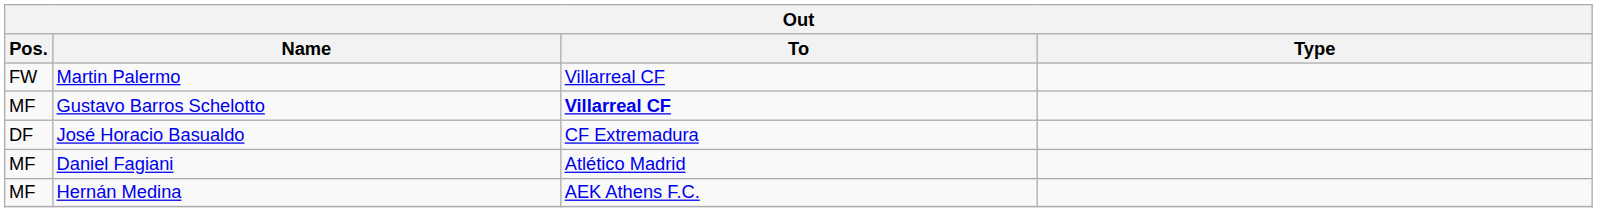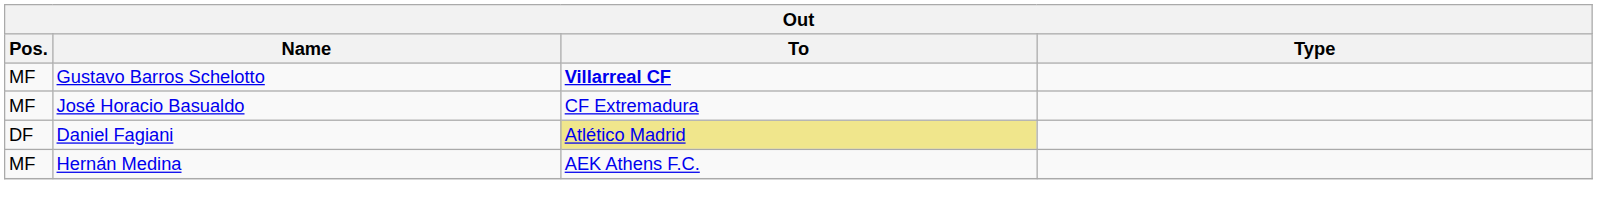- row: (119, 77)
(21, 135) DF -> (22, 106) MF
(22, 164) MF -> (21, 135) DF
(625, 164) no background -> (625, 135) khaki background
